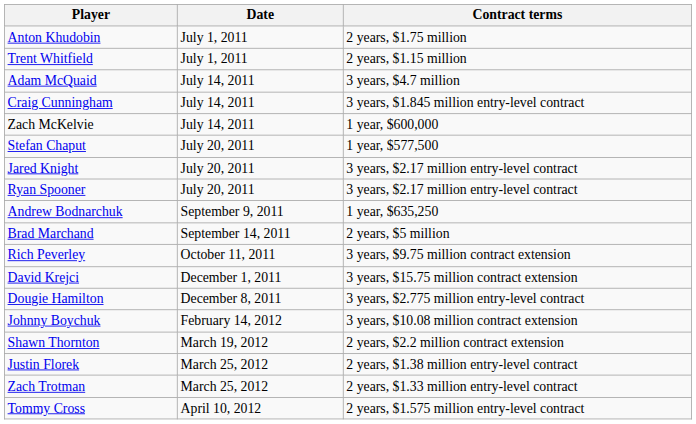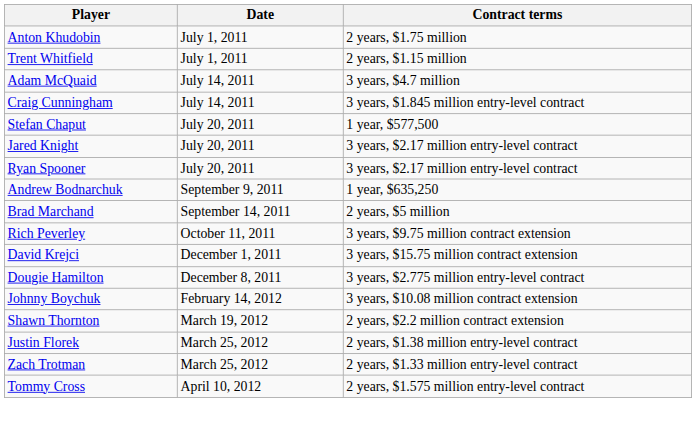- row: (51, 124)
